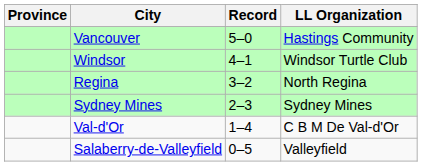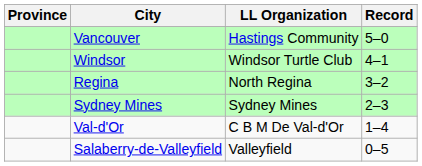columns swapped: (349, 15) <-> (253, 15)
